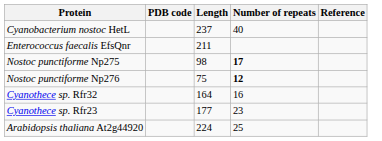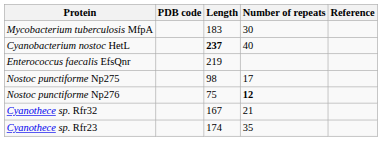+ row: (80, 29)
(204, 29) normal -> (214, 45) bold
(204, 45) 211 -> (214, 62) 219
(238, 62) bold -> (248, 78) normal
(204, 95) 164 -> (214, 111) 167
(238, 95) 16 -> (248, 111) 21
(204, 111) 177 -> (214, 128) 174
(238, 111) 23 -> (248, 128) 35
- row: (75, 128)
